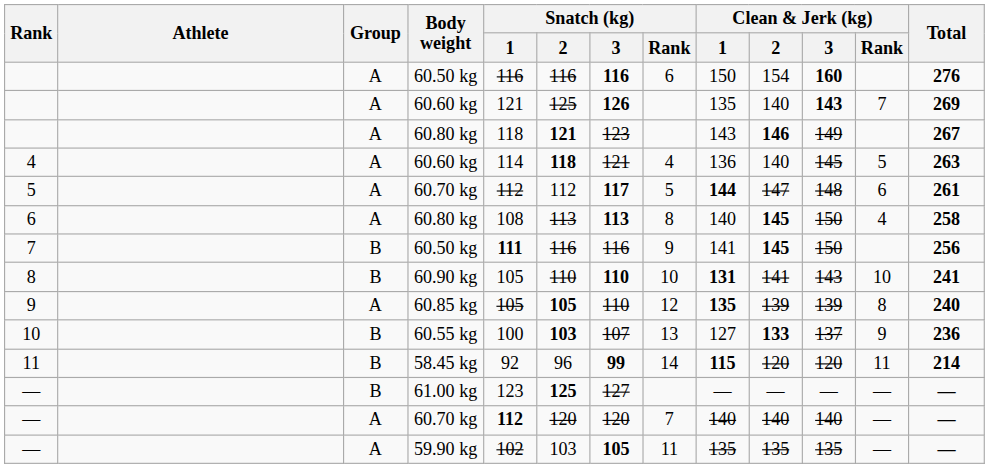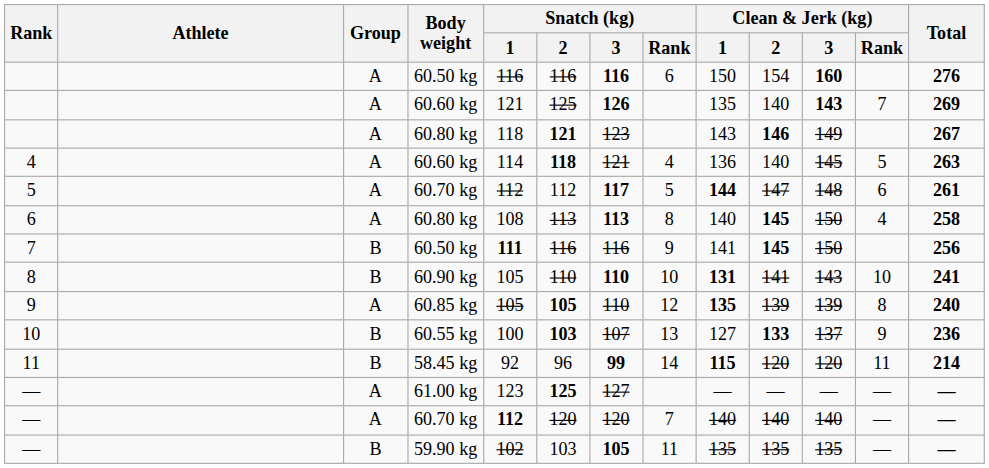(375, 391) B -> (375, 391) A
(375, 448) A -> (375, 448) B
